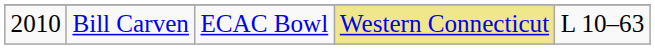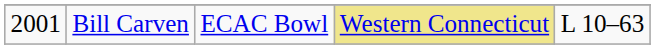(36, 24) 2010 -> (36, 24) 2001
